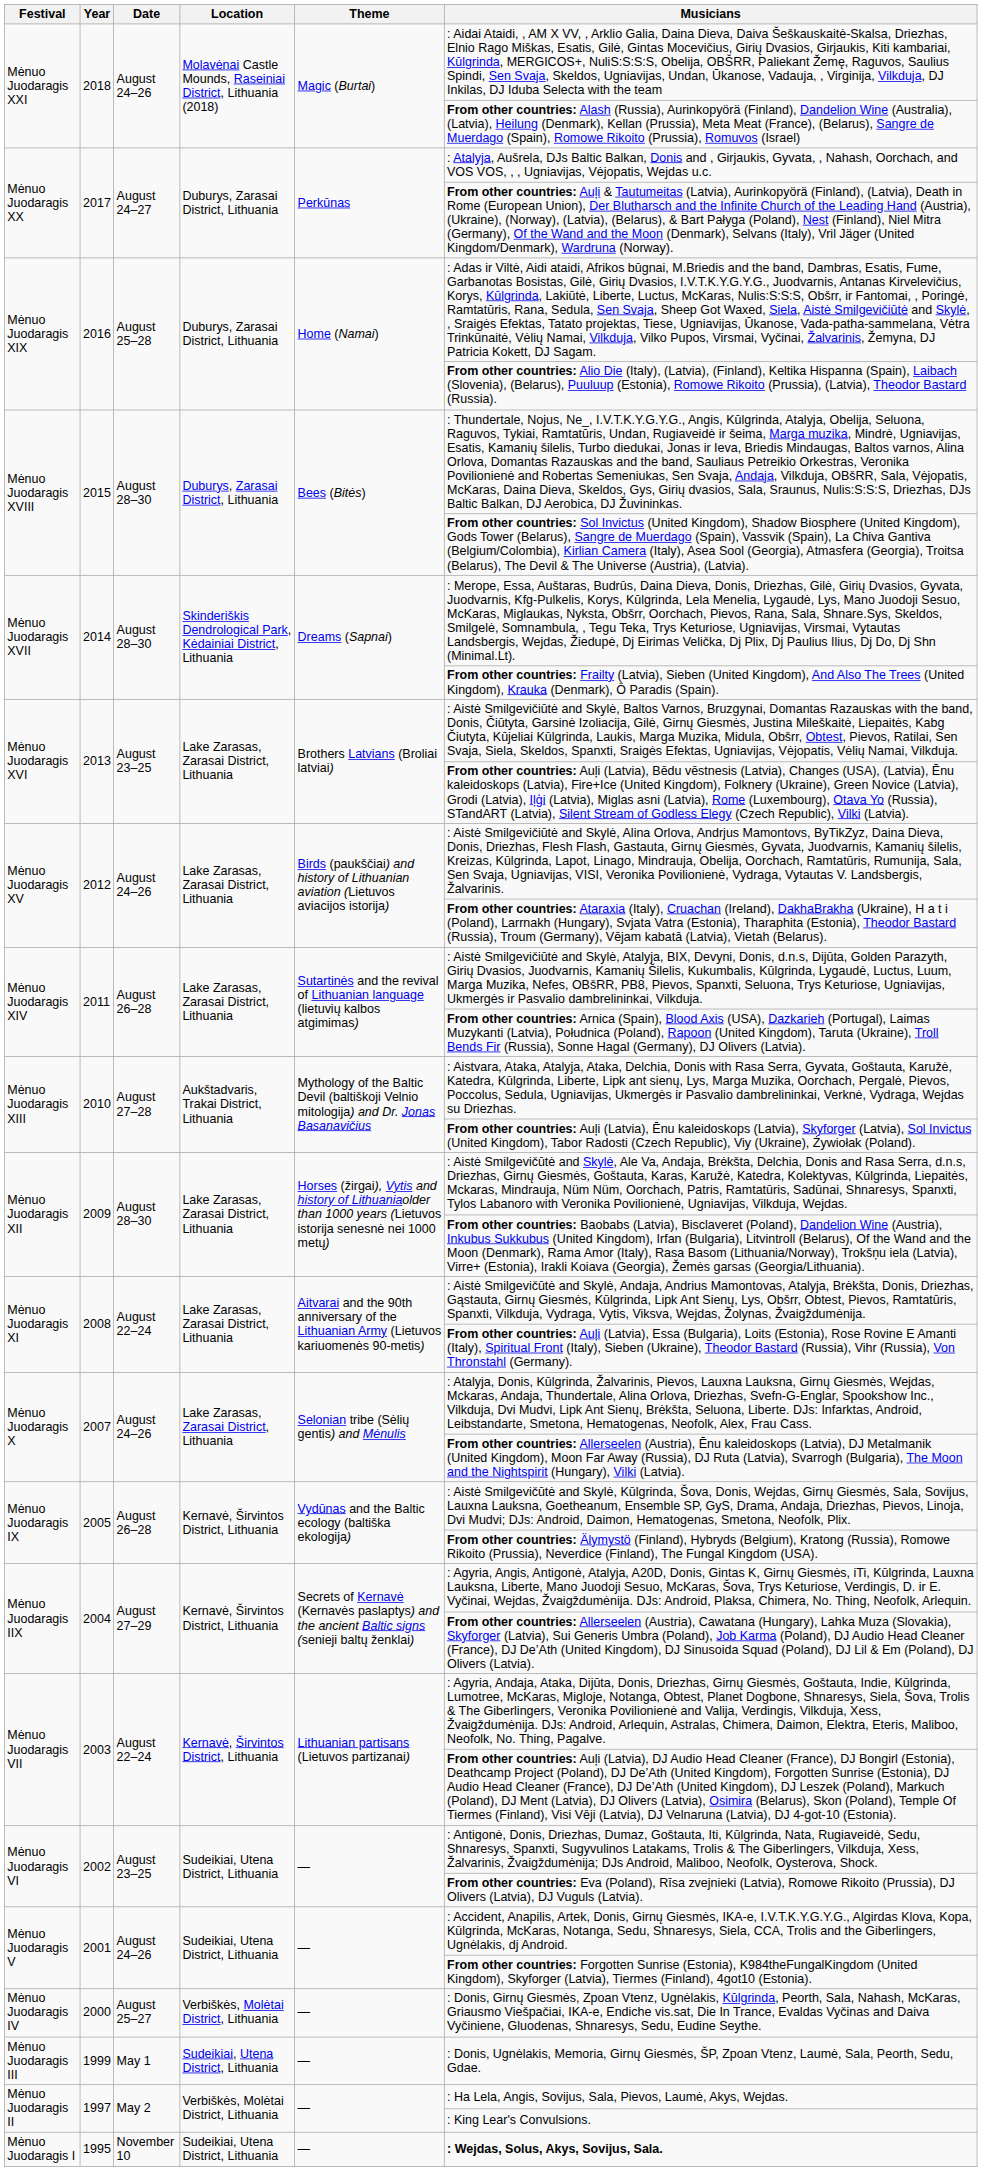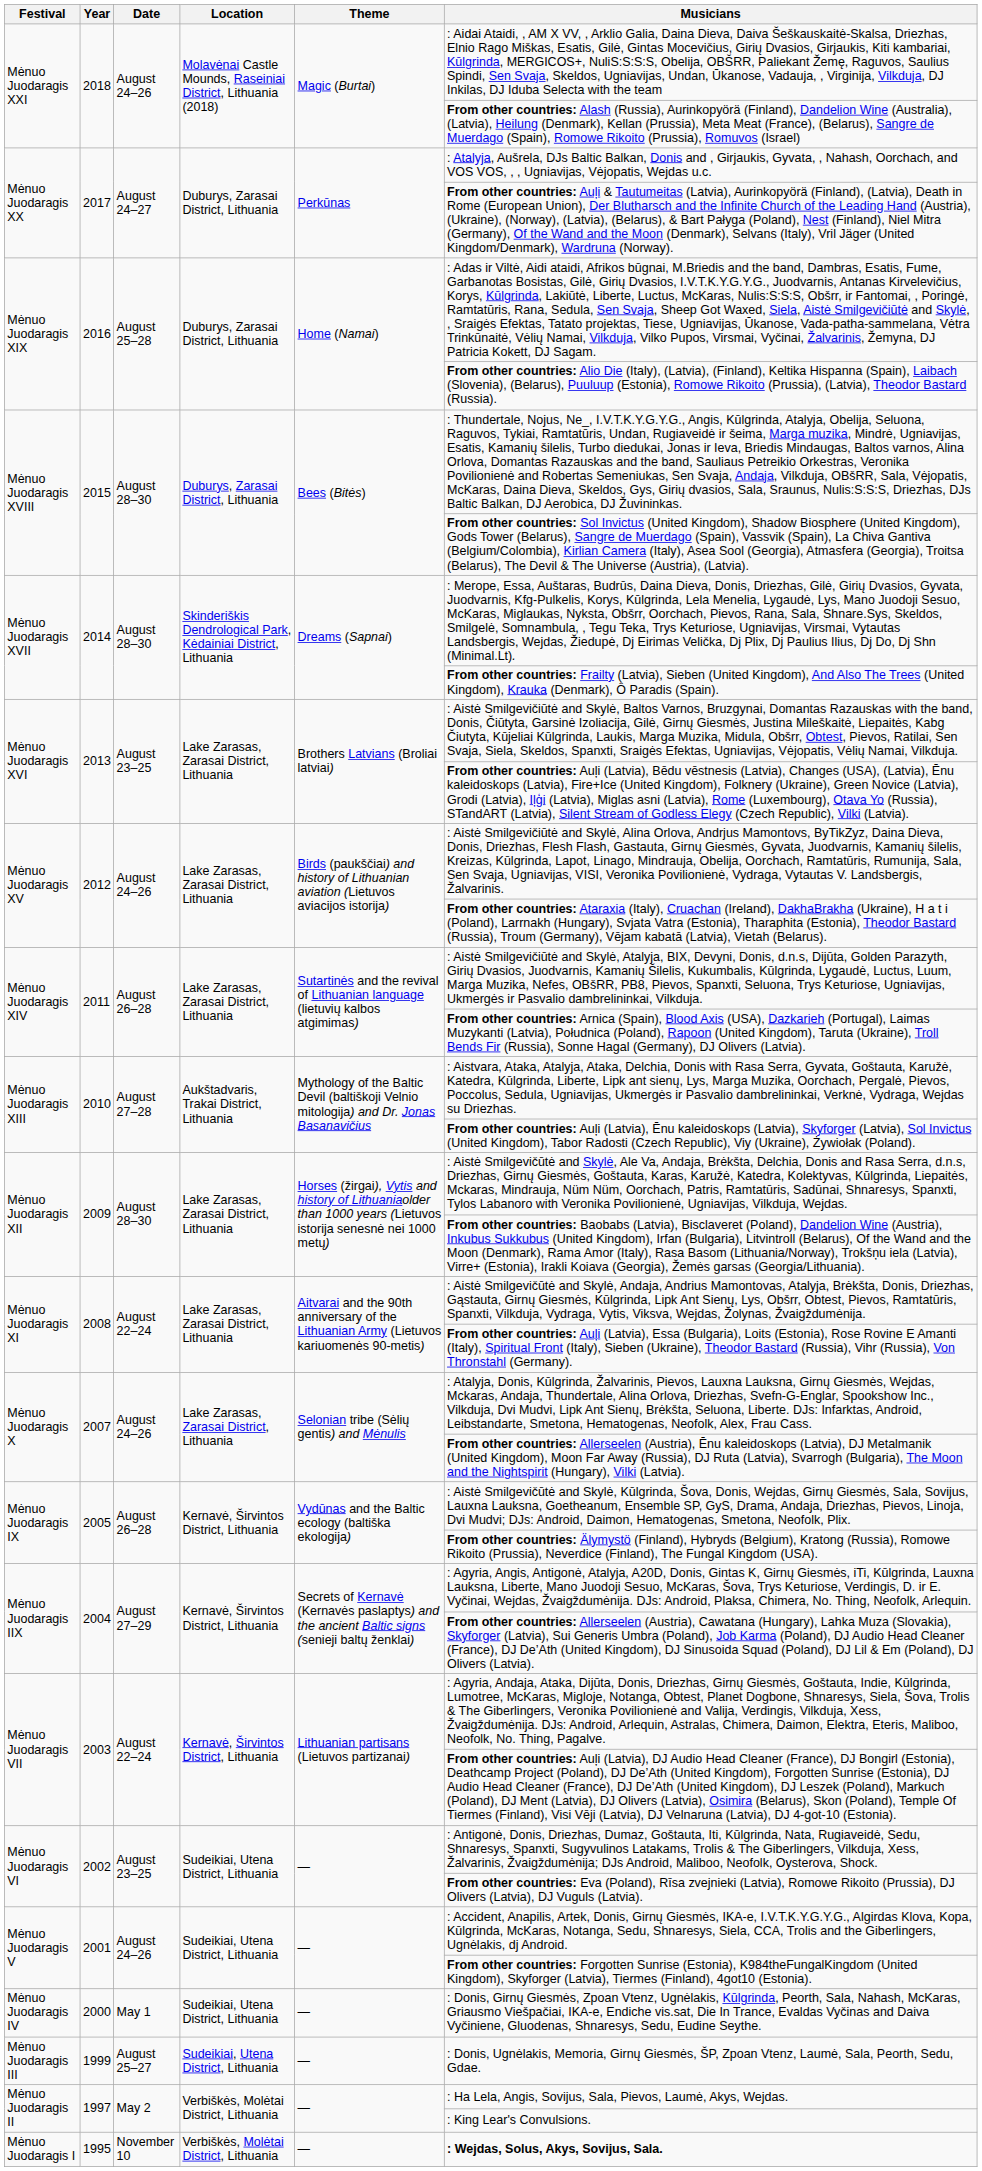(136, 2012) August 25–27 -> (134, 2012) May 1
(233, 2012) Verbiškės, Molėtai District, Lithuania -> (230, 2012) Sudeikiai, Utena District, Lithuania
(134, 2060) May 1 -> (136, 2060) August 25–27
(230, 2149) Sudeikiai, Utena District, Lithuania -> (233, 2149) Verbiškės, Molėtai District, Lithuania
